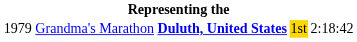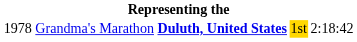(18, 28) 1979 -> (18, 28) 1978
